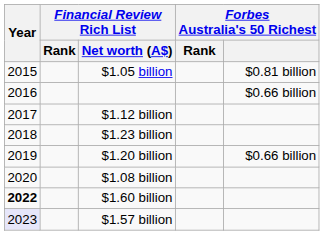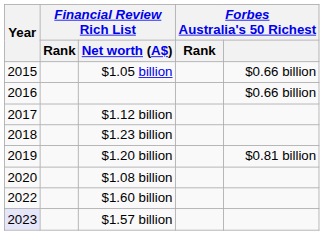(281, 72) $0.81 billion -> (281, 72) $0.66 billion
(281, 156) $0.66 billion -> (281, 156) $0.81 billion
(22, 198) bold -> (22, 198) normal
